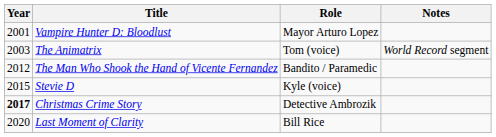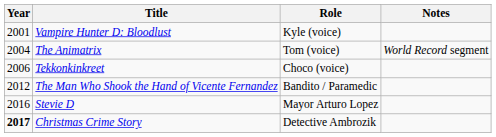(331, 31) Mayor Arturo Lopez -> (312, 31) Kyle (voice)
(19, 50) 2003 -> (19, 50) 2004
+ row: (70, 68)
(19, 86) 2015 -> (19, 104) 2016
(312, 86) Kyle (voice) -> (331, 104) Mayor Arturo Lopez
- row: (89, 123)
